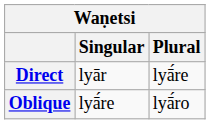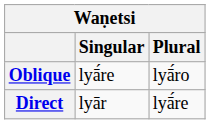rows swapped: (40, 75) <-> (40, 103)
